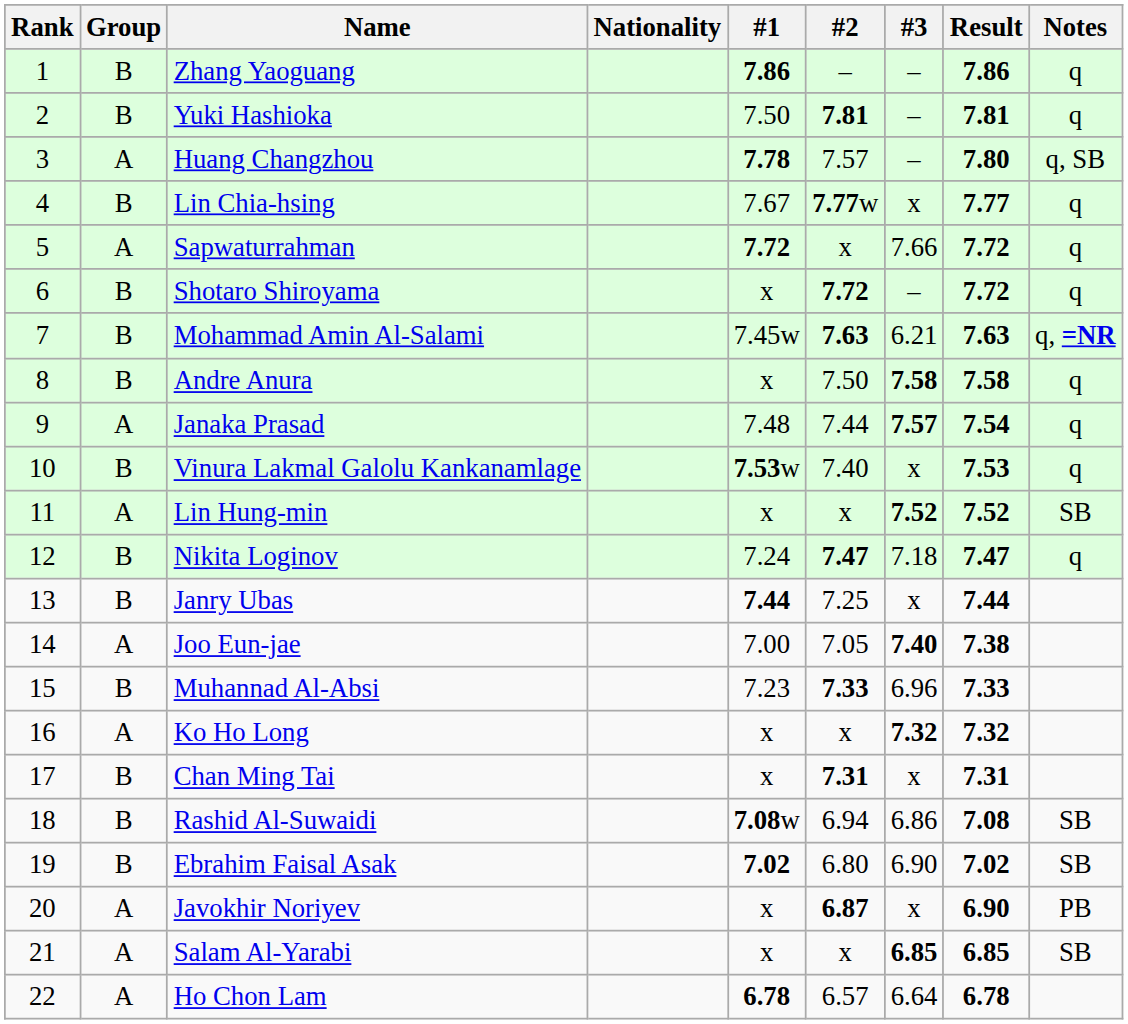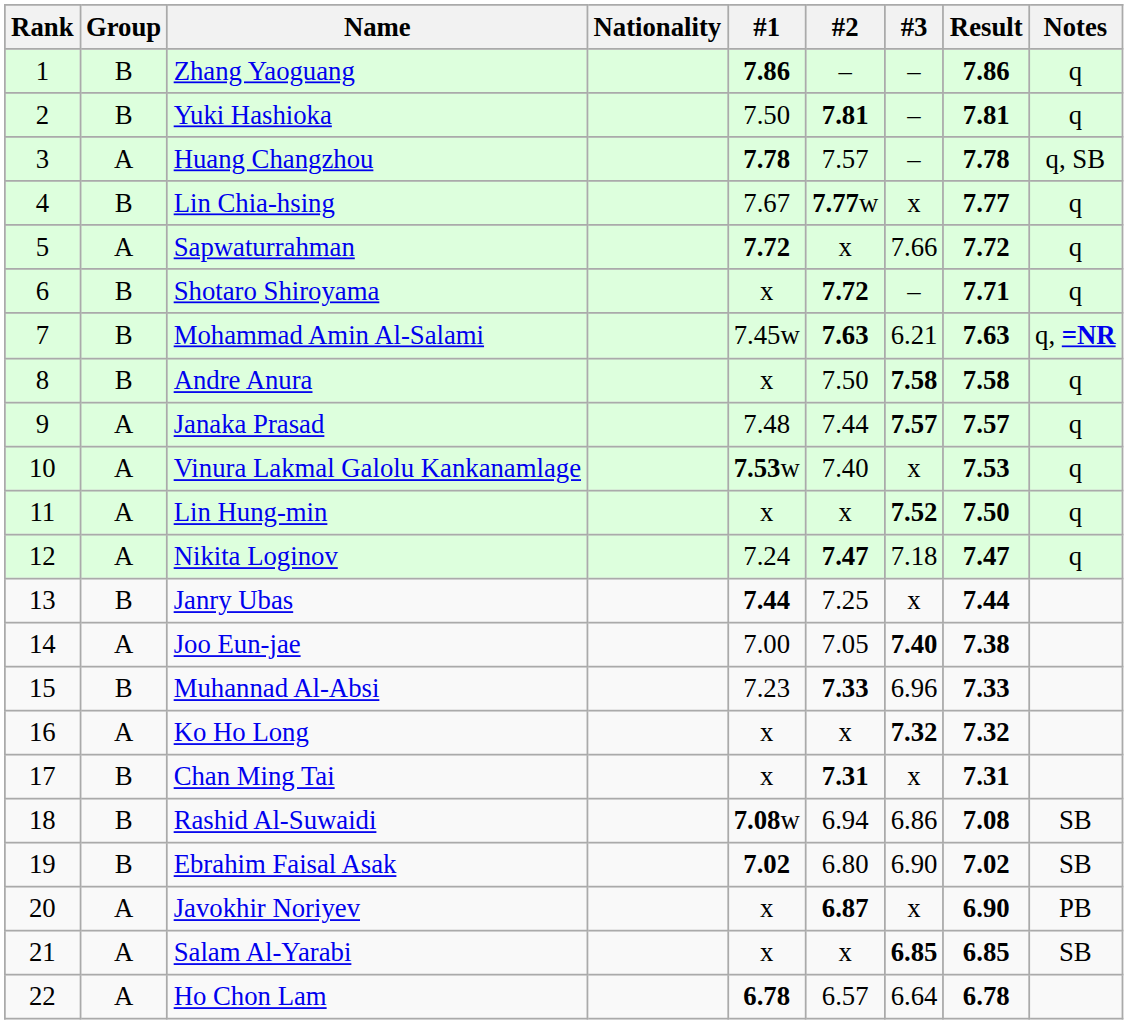(986, 159) 7.80 -> (986, 159) 7.78
(986, 291) 7.72 -> (986, 291) 7.71
(986, 423) 7.54 -> (986, 423) 7.57
(124, 467) B -> (124, 467) A
(986, 511) 7.52 -> (986, 511) 7.50
(1075, 511) SB -> (1075, 511) q
(124, 556) B -> (124, 556) A
